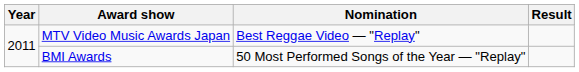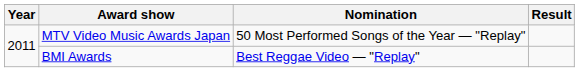(328, 35) Best Reggae Video — "Replay" -> (381, 35) 50 Most Performed Songs of the Year — "Replay"
(381, 56) 50 Most Performed Songs of the Year — "Replay" -> (328, 56) Best Reggae Video — "Replay"
